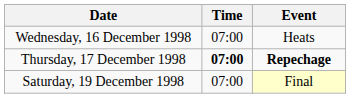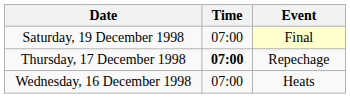rows swapped: (103, 37) <-> (103, 81)
(299, 59) bold -> (299, 59) normal
